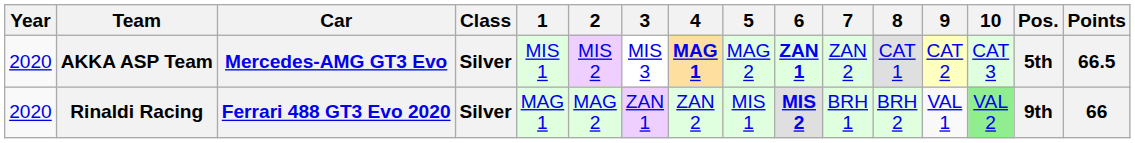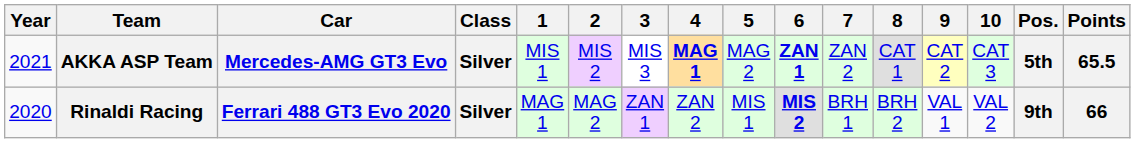(30, 61) 2020 -> (30, 61) 2021
(1097, 61) 66.5 -> (1097, 61) 65.5
(991, 113) lightgreen background -> (991, 113) no background
